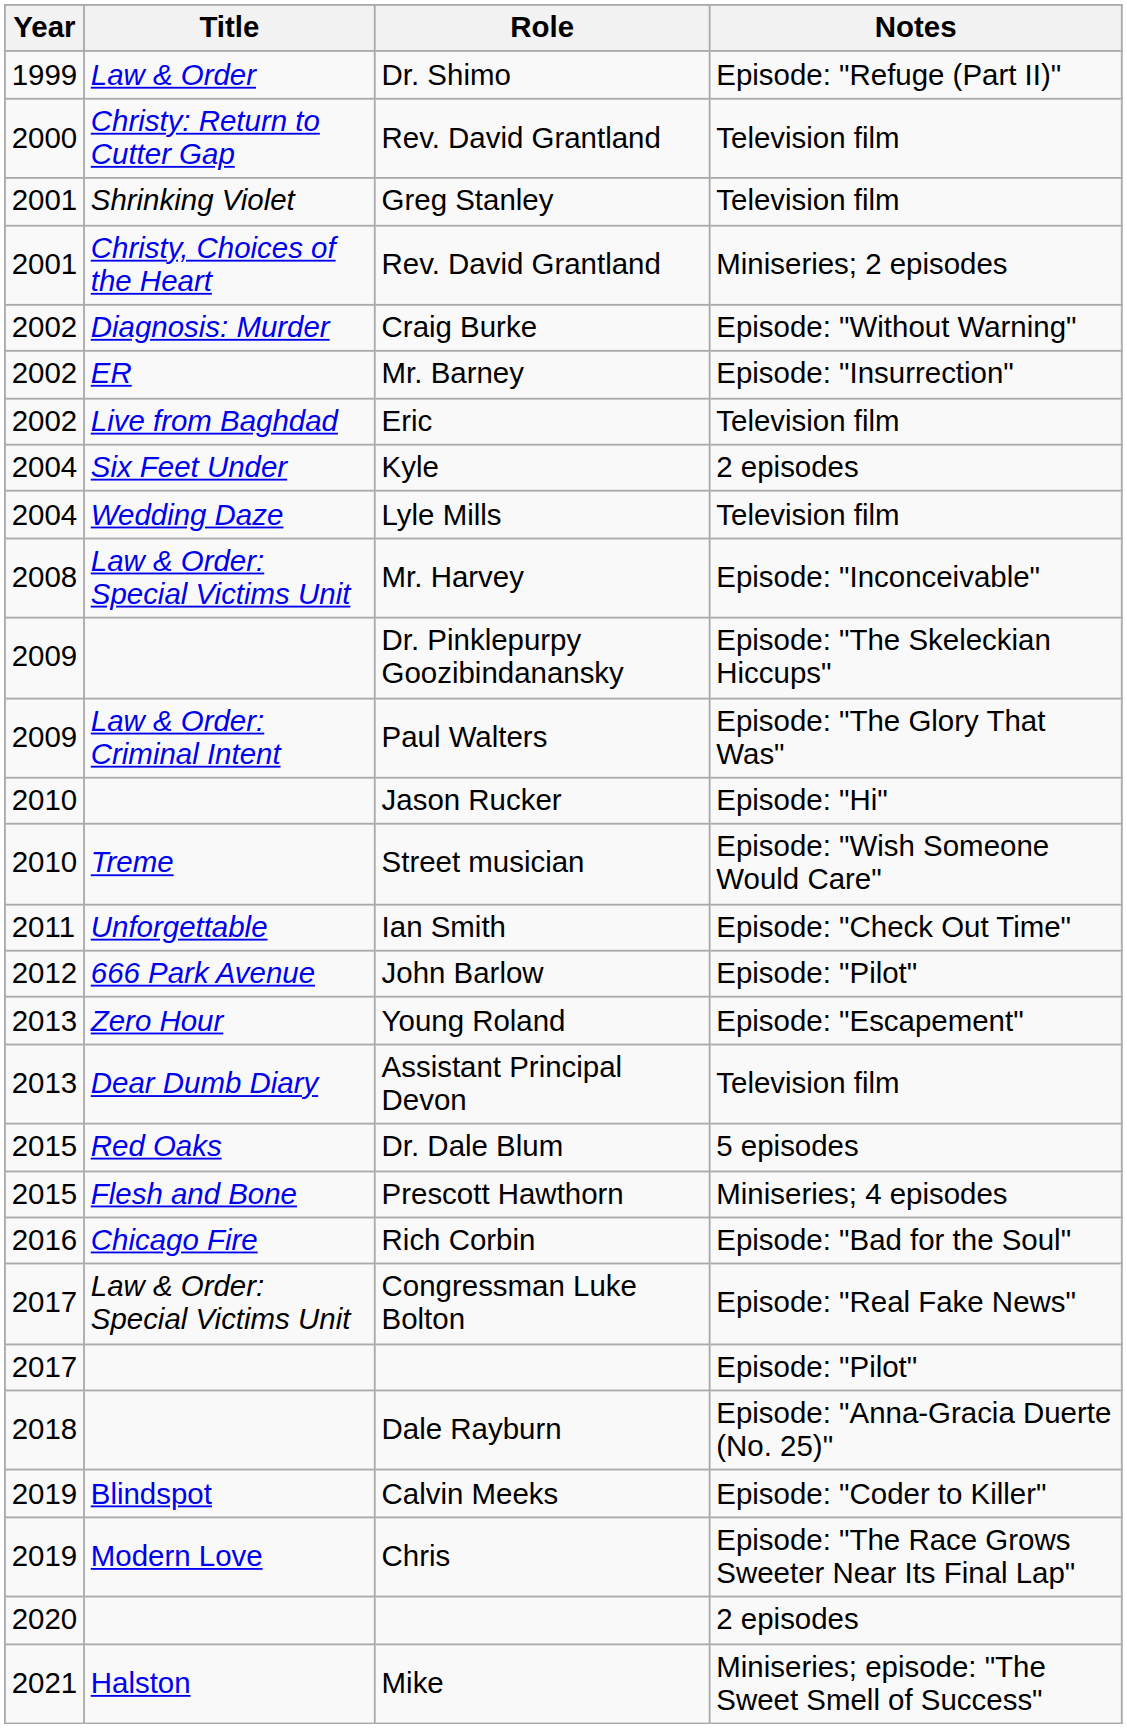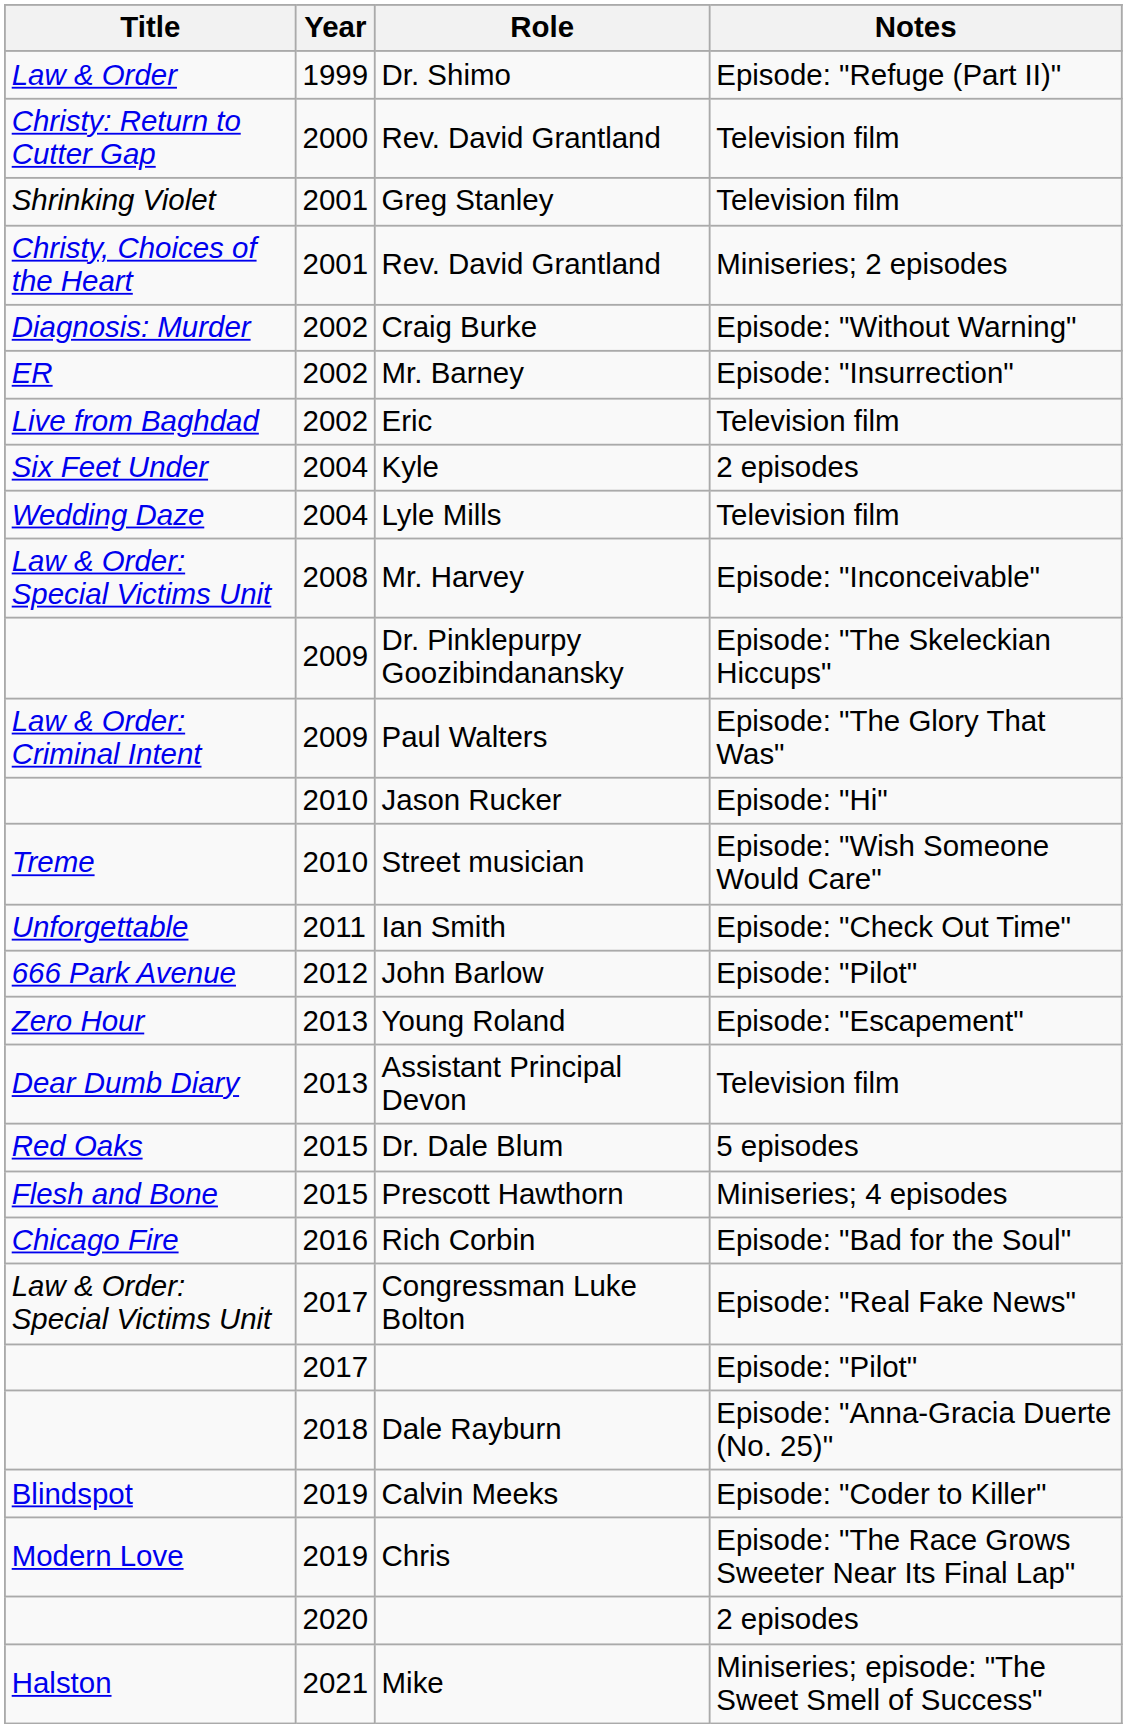columns swapped: (44, 27) <-> (229, 27)
